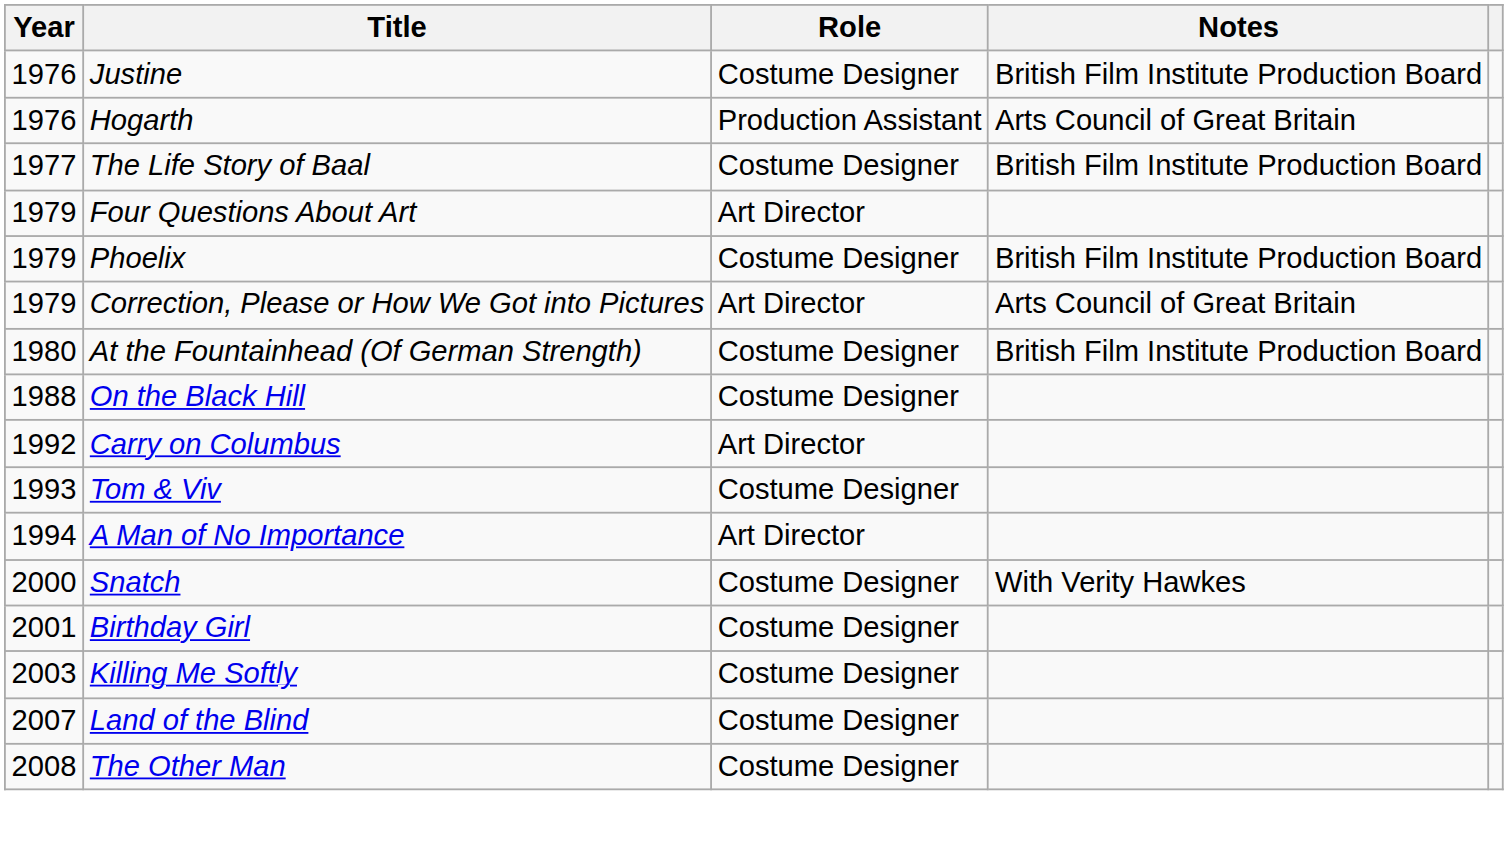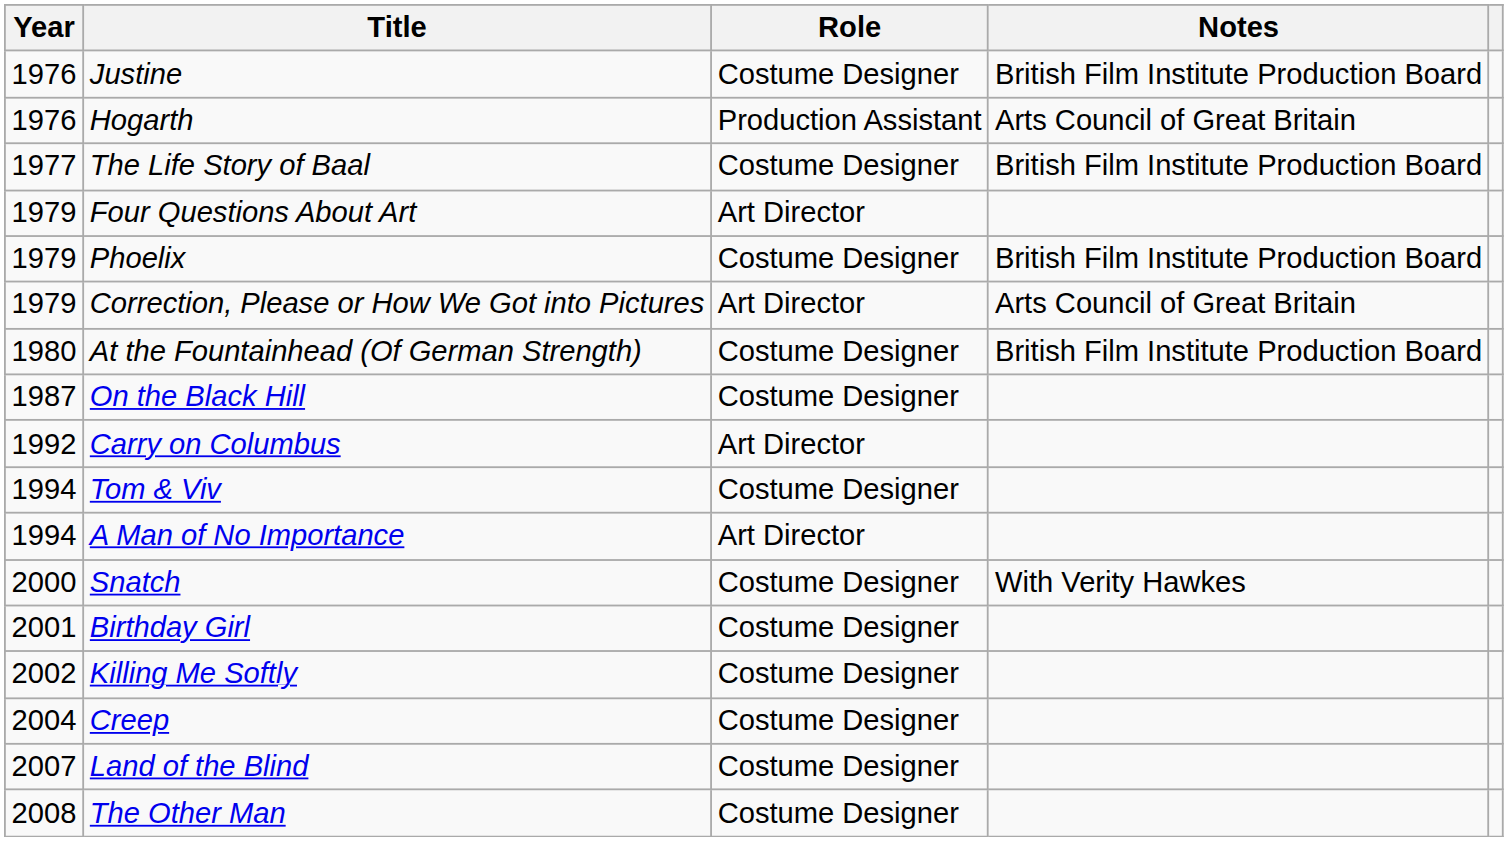(44, 397) 1988 -> (44, 397) 1987
(44, 489) 1993 -> (44, 489) 1994
(44, 674) 2003 -> (44, 674) 2002
+ row: (129, 720)
